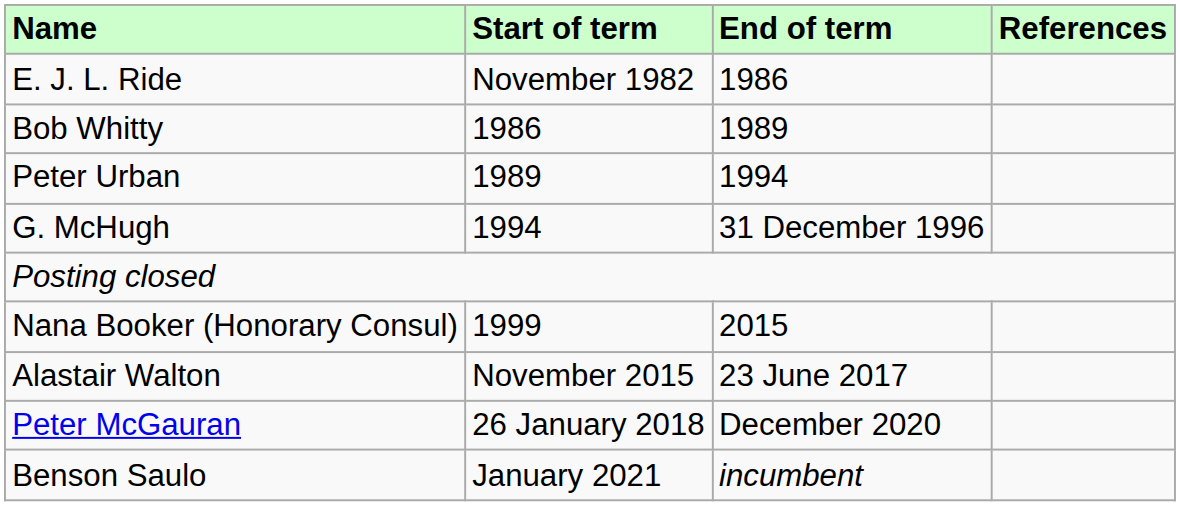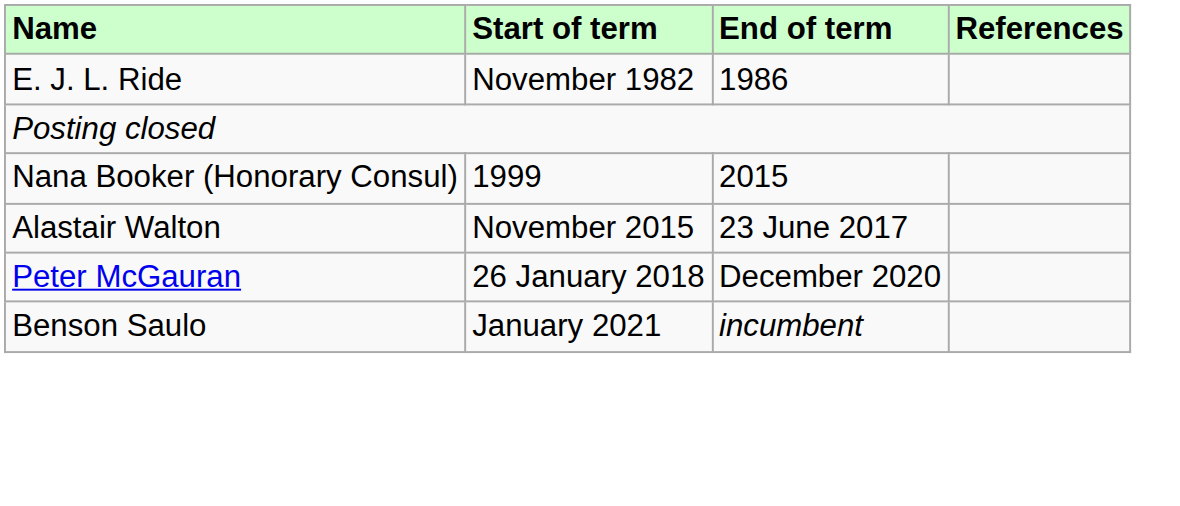- row: (88, 128)
- row: (96, 177)
- row: (91, 227)
